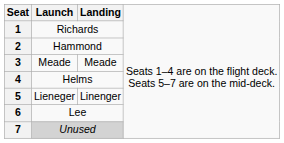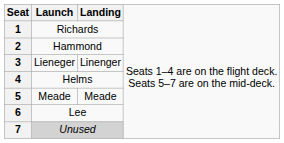(54, 63) Meade -> (54, 63) Lieneger
(100, 63) Meade -> (100, 63) Linenger
(54, 96) Lieneger -> (54, 96) Meade
(100, 96) Linenger -> (100, 96) Meade
